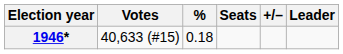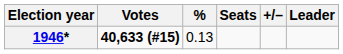(140, 37) normal -> (140, 37) bold
(200, 37) 0.18 -> (200, 37) 0.13
